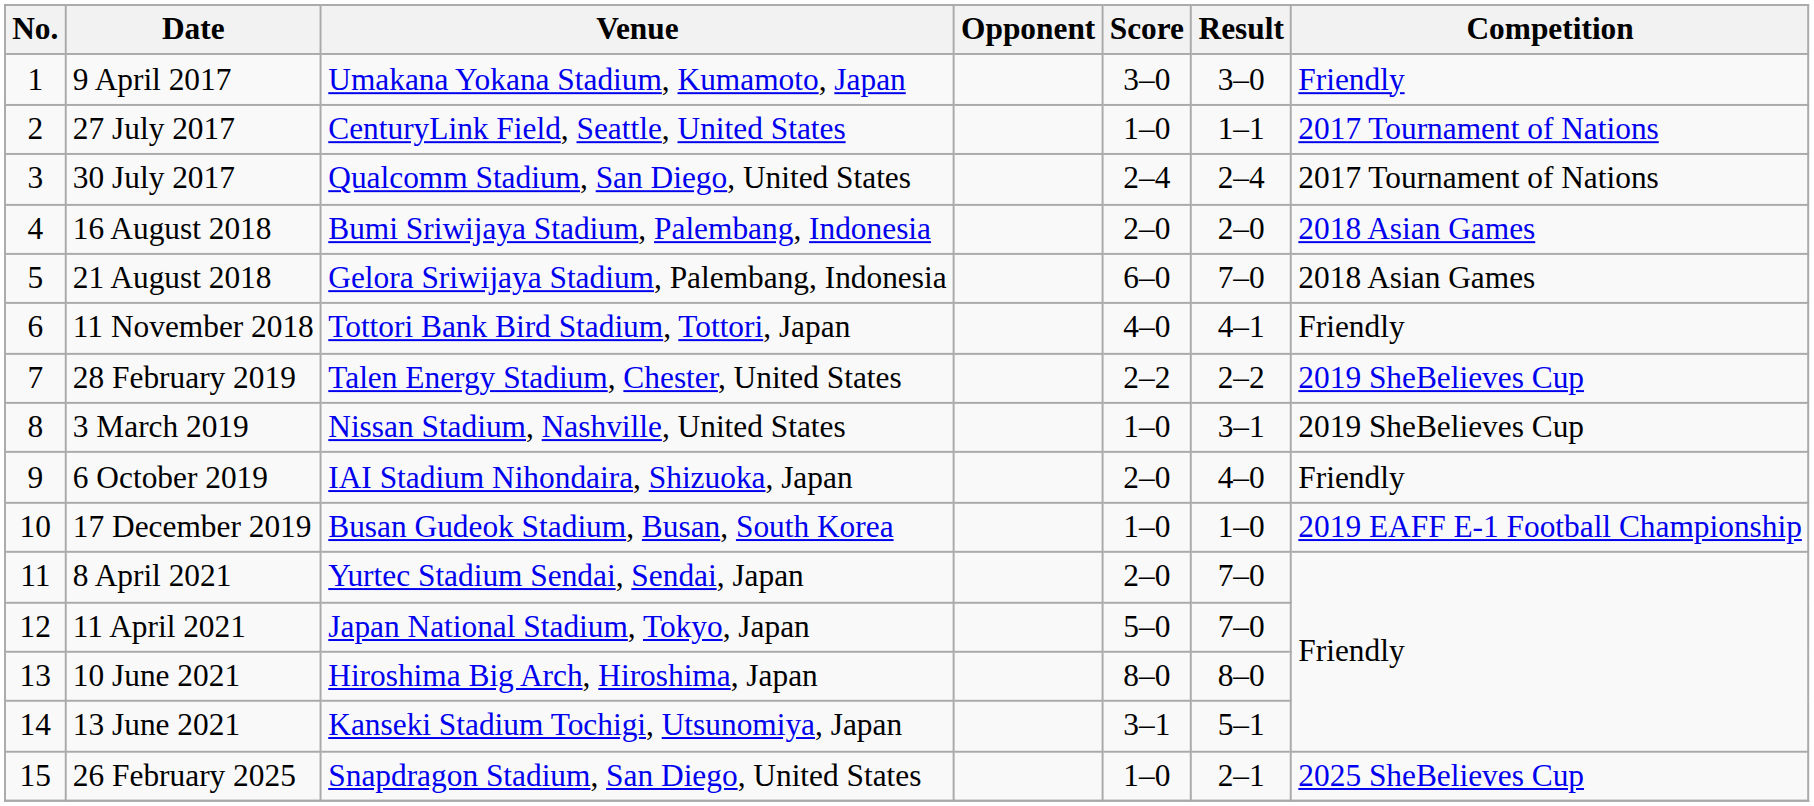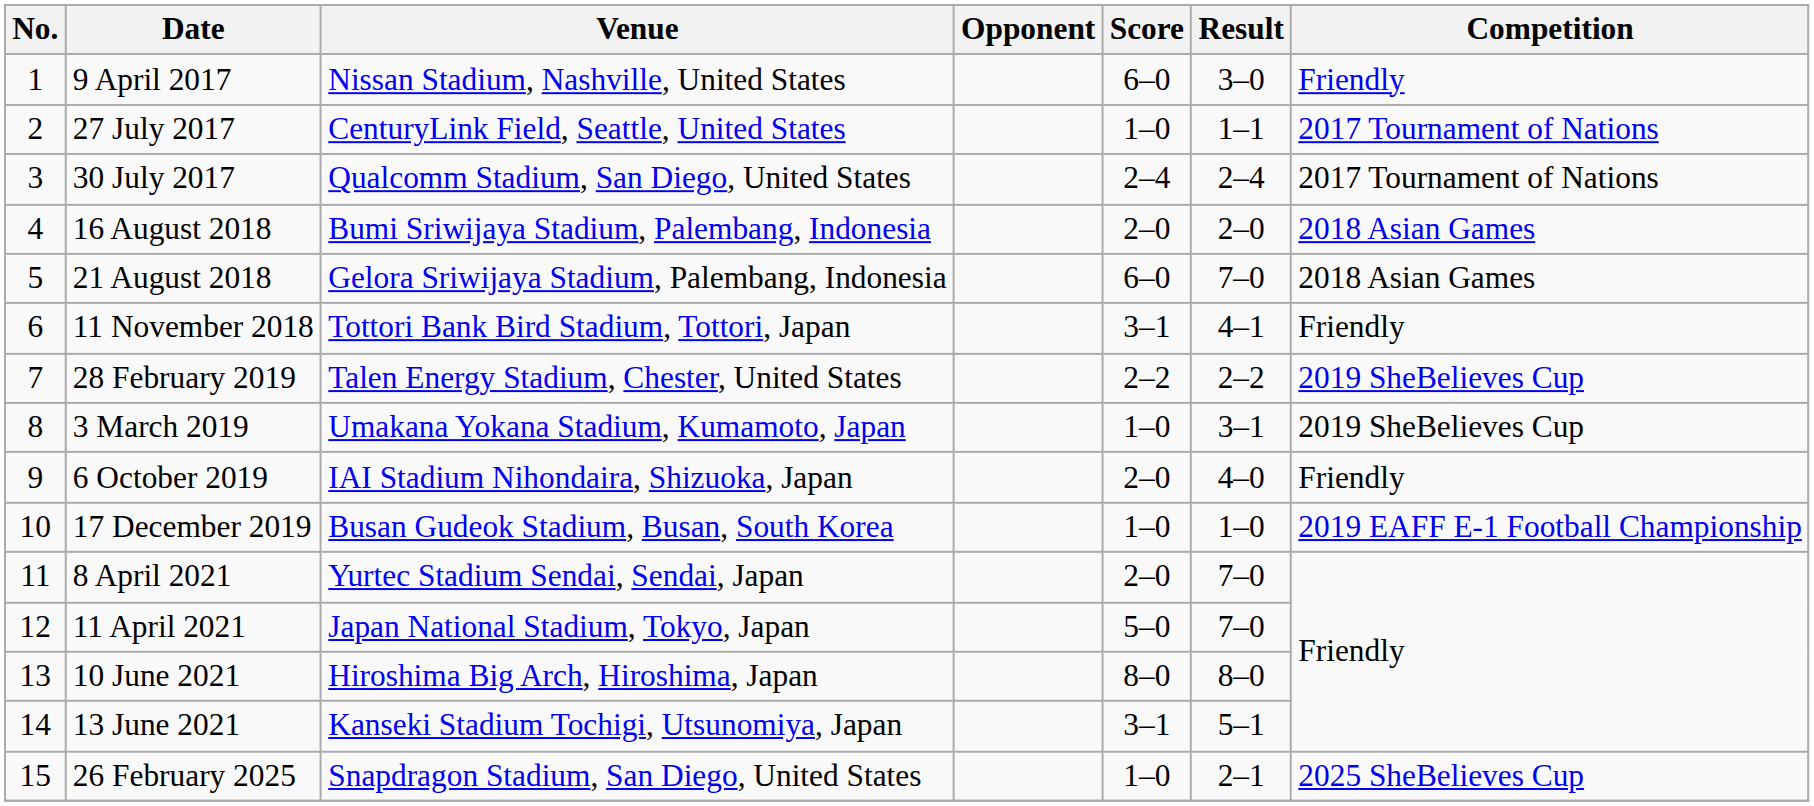(617, 79) Umakana Yokana Stadium, Kumamoto, Japan -> (587, 79) Nissan Stadium, Nashville, United States
(1147, 79) 3–0 -> (1147, 79) 6–0
(1147, 327) 4–0 -> (1147, 327) 3–1
(587, 427) Nissan Stadium, Nashville, United States -> (617, 427) Umakana Yokana Stadium, Kumamoto, Japan
